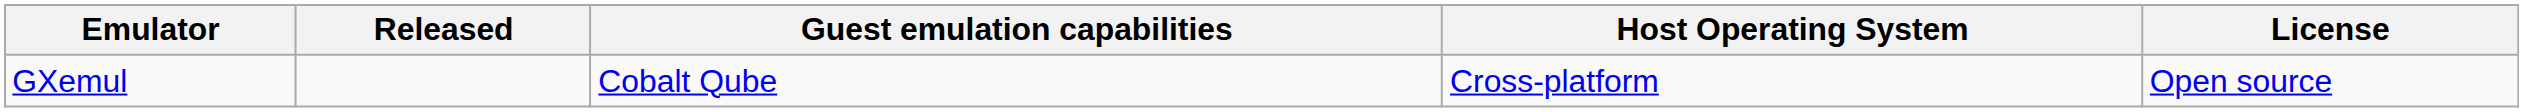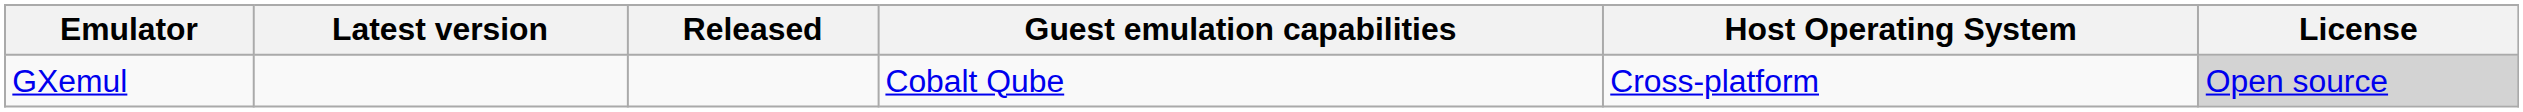+ column: (440, 29)
(2241, 80) no background -> (2297, 80) lightgrey background
